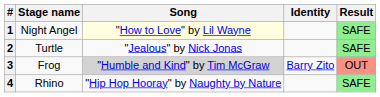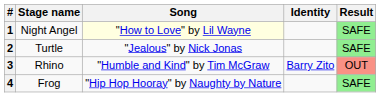(49, 65) Frog -> (49, 65) Rhino
(183, 65) lightgrey background -> (183, 65) no background
(49, 83) Rhino -> (49, 83) Frog
